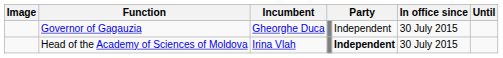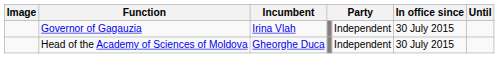(288, 28) Gheorghe Duca -> (274, 28) Irina Vlah
(274, 45) Irina Vlah -> (288, 45) Gheorghe Duca
(365, 45) bold -> (363, 45) normal
